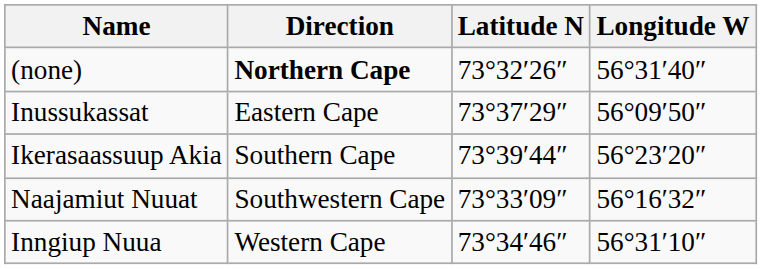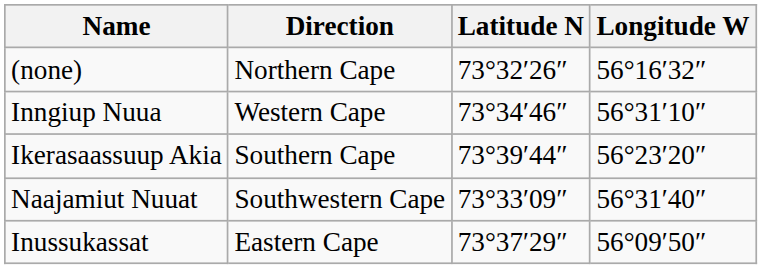(322, 69) bold -> (315, 69) normal
(651, 69) 56°31′40″ -> (651, 69) 56°16′32″
rows swapped: (80, 112) <-> (86, 241)
(651, 198) 56°16′32″ -> (651, 198) 56°31′40″
